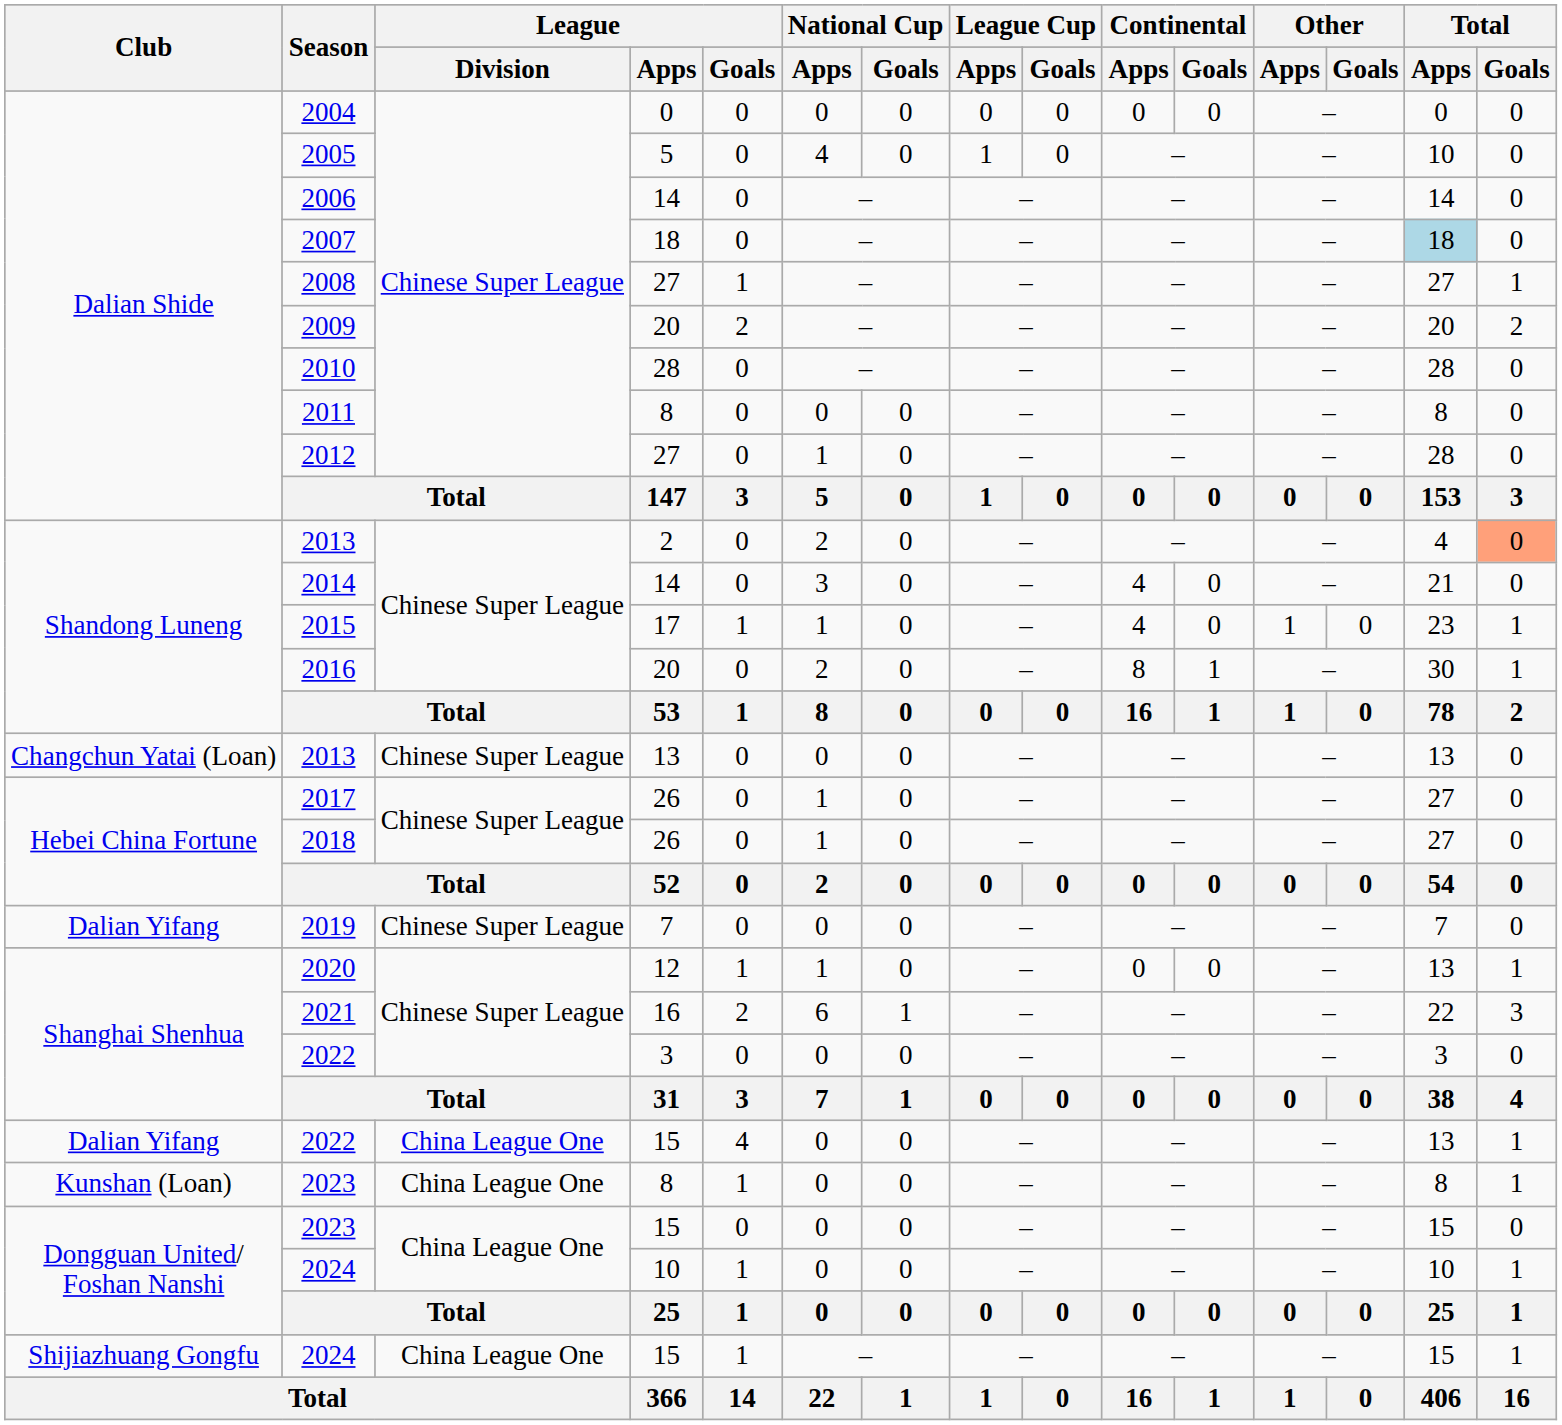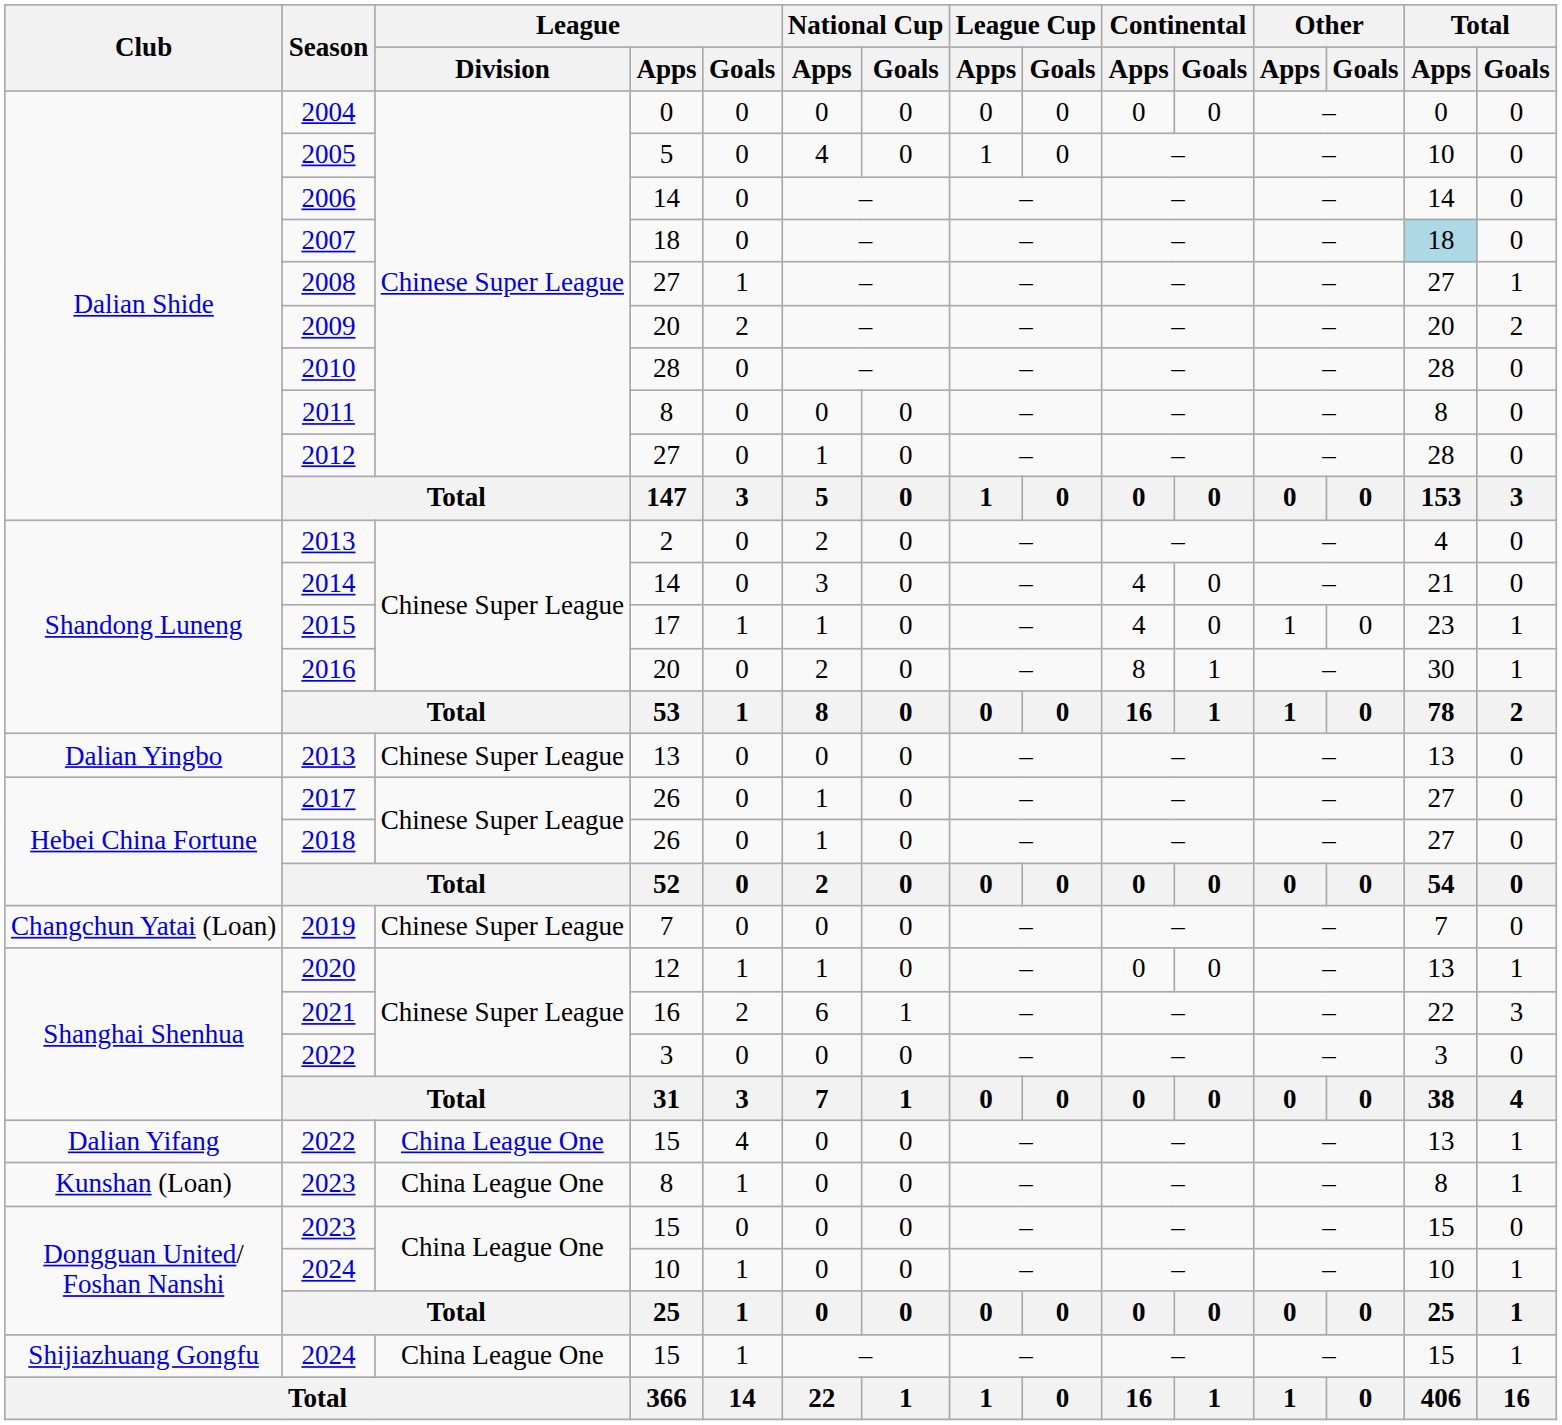(1517, 540) lightsalmon background -> (1517, 540) no background
(144, 754) Changchun Yatai (Loan) -> (144, 754) Dalian Yingbo
(144, 926) Dalian Yifang -> (144, 926) Changchun Yatai (Loan)
